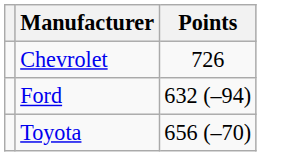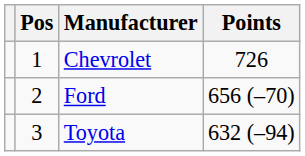+ column: (37, 22)
(208, 96) 632 (–94) -> (251, 96) 656 (–70)
(208, 132) 656 (–70) -> (251, 132) 632 (–94)
